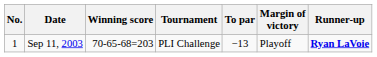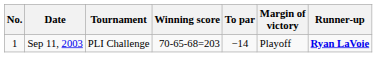columns swapped: (189, 19) <-> (121, 19)
(240, 43) −13 -> (240, 43) −14
